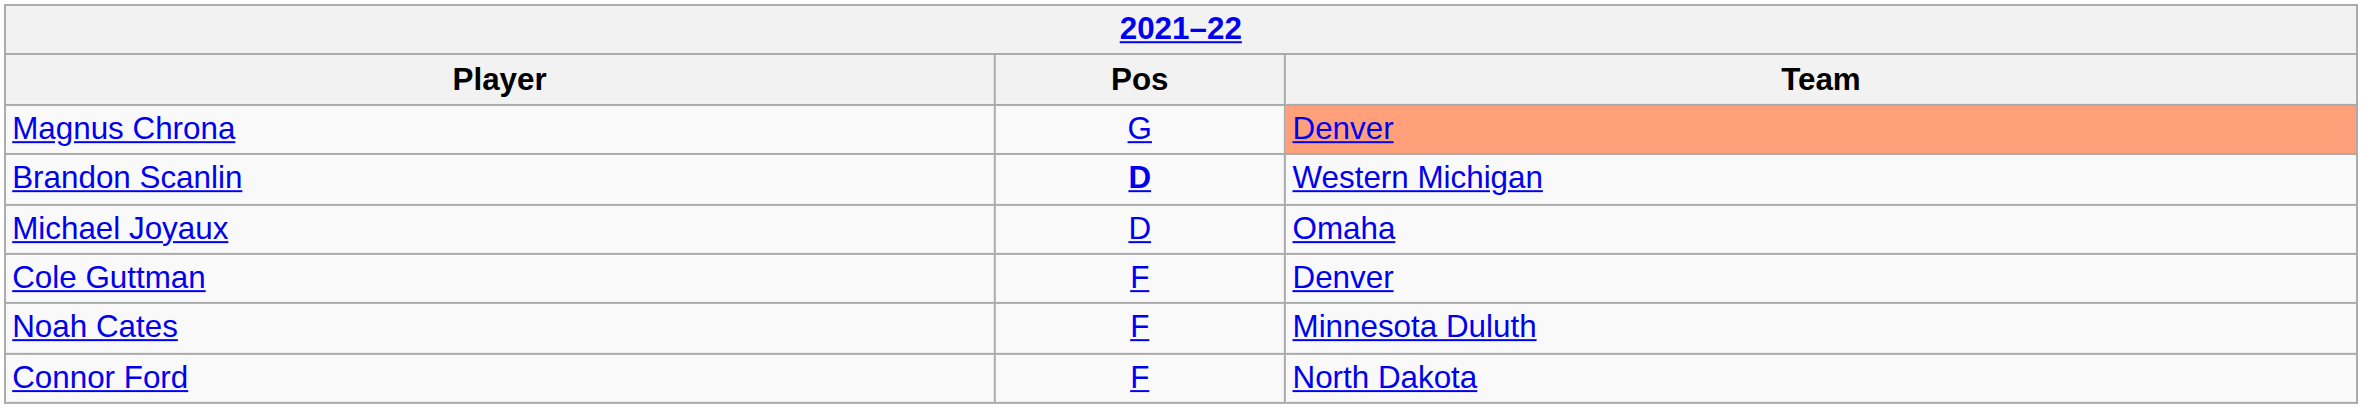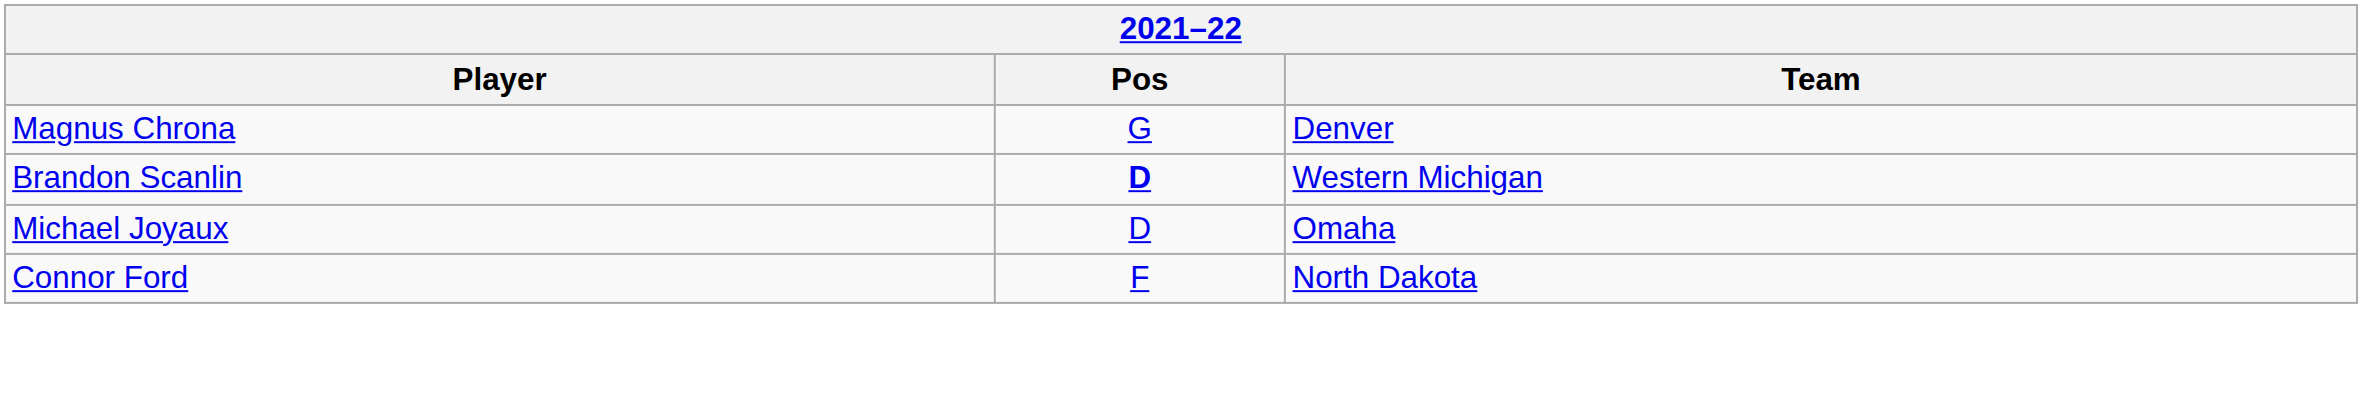(1343, 128) lightsalmon background -> (1343, 128) no background
- row: (109, 278)
- row: (95, 327)
